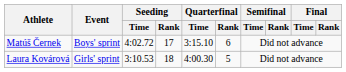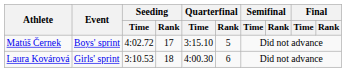(228, 43) 6 -> (228, 43) 5
(228, 59) 5 -> (228, 59) 6
